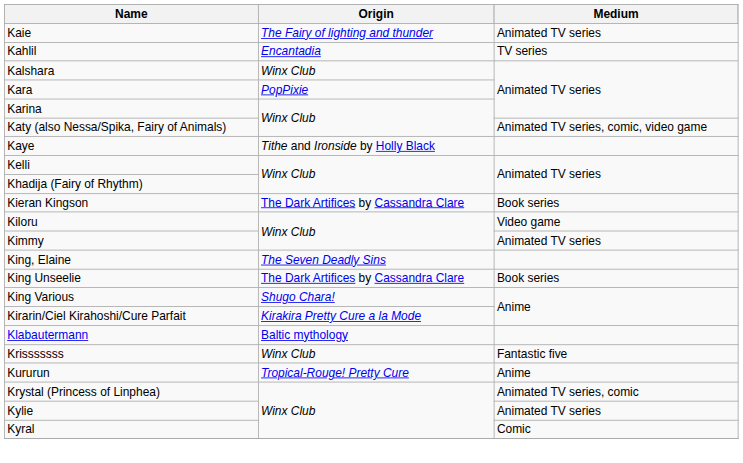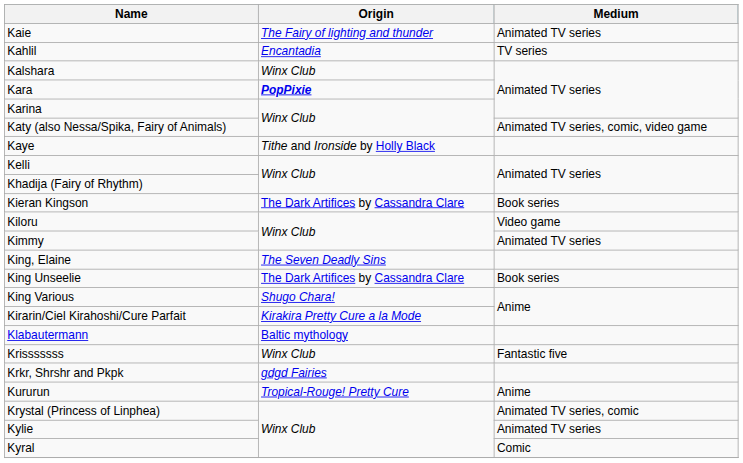(285, 90) normal -> (286, 90) bold
+ row: (65, 373)
